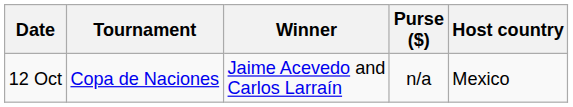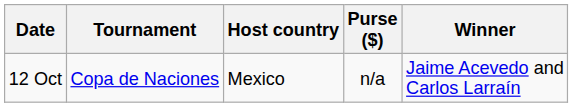columns swapped: (508, 29) <-> (306, 29)
